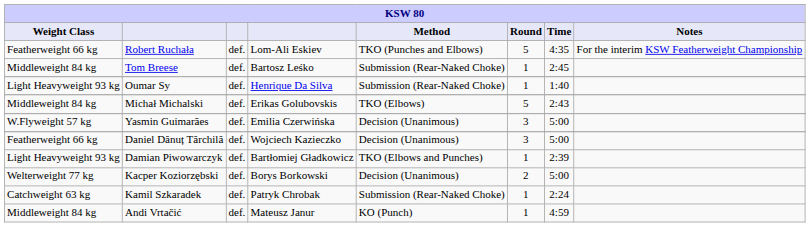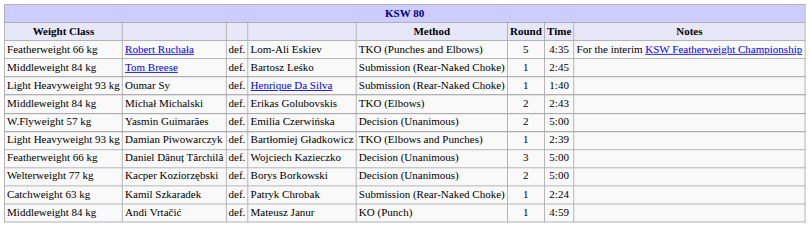(526, 104) 5 -> (526, 104) 2
(526, 122) 3 -> (526, 122) 2
rows swapped: (174, 140) <-> (174, 158)
